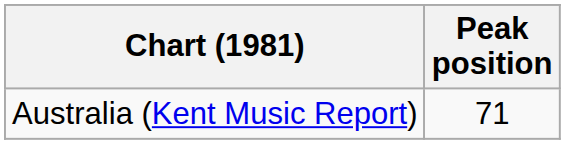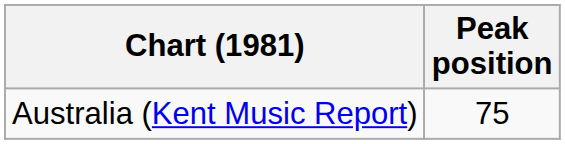(492, 113) 71 -> (492, 113) 75
